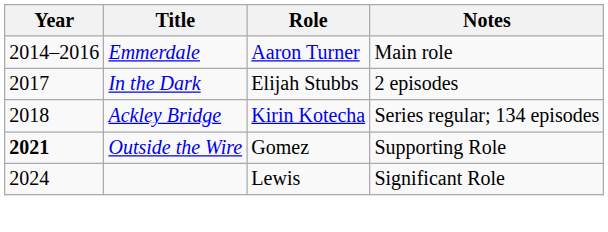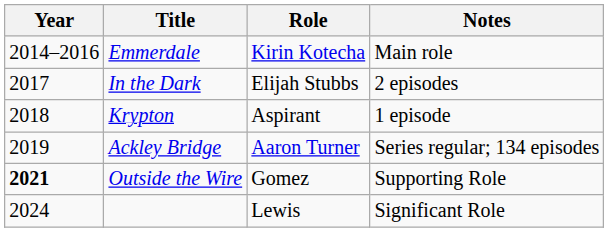(306, 52) Aaron Turner -> (308, 52) Kirin Kotecha
+ row: (141, 115)
(29, 115) 2018 -> (29, 147) 2019
(308, 115) Kirin Kotecha -> (306, 147) Aaron Turner
